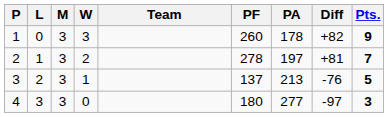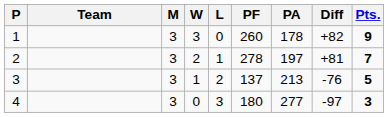columns swapped: (164, 15) <-> (39, 15)
